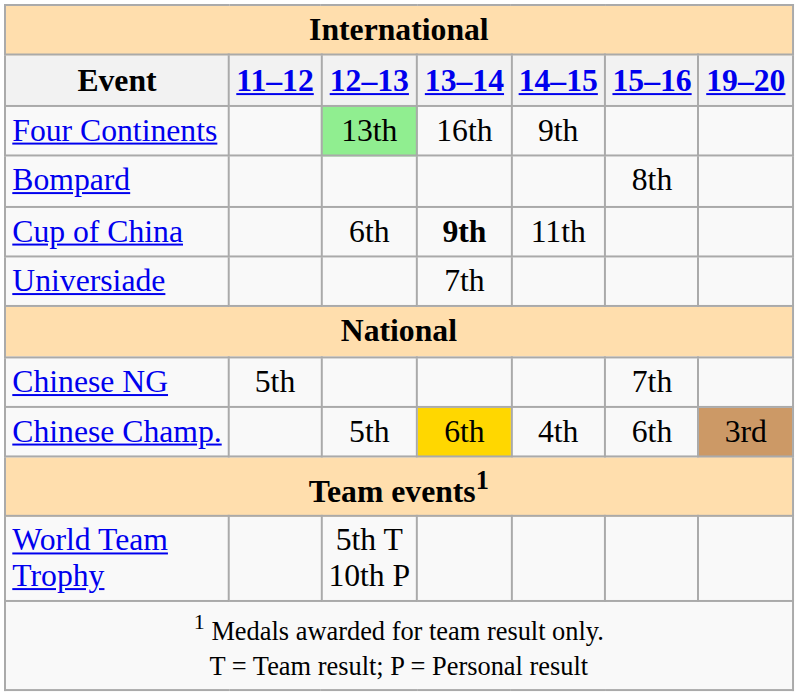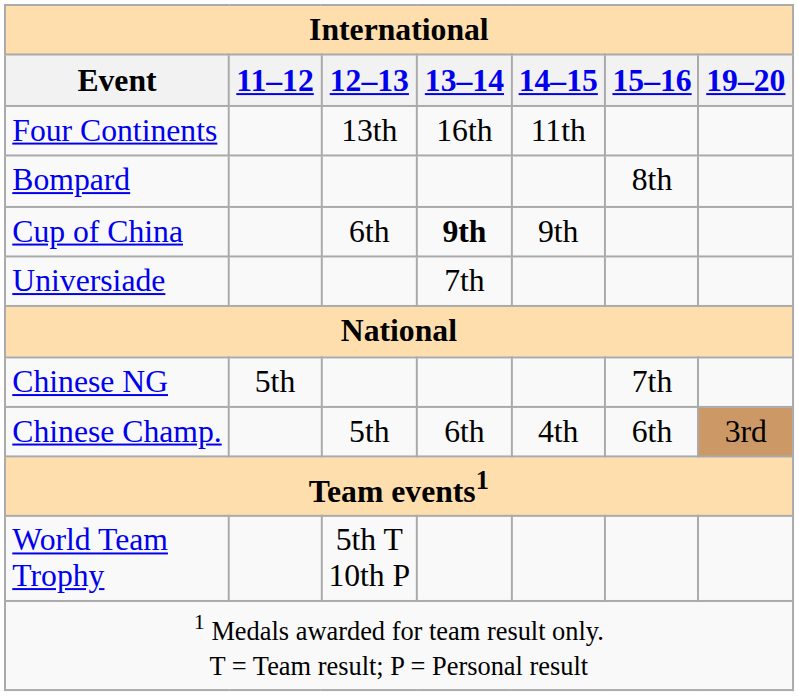(369, 130) lightgreen background -> (369, 130) no background
(558, 130) 9th -> (558, 130) 11th
(558, 230) 11th -> (558, 230) 9th
(464, 431) gold background -> (464, 431) no background
